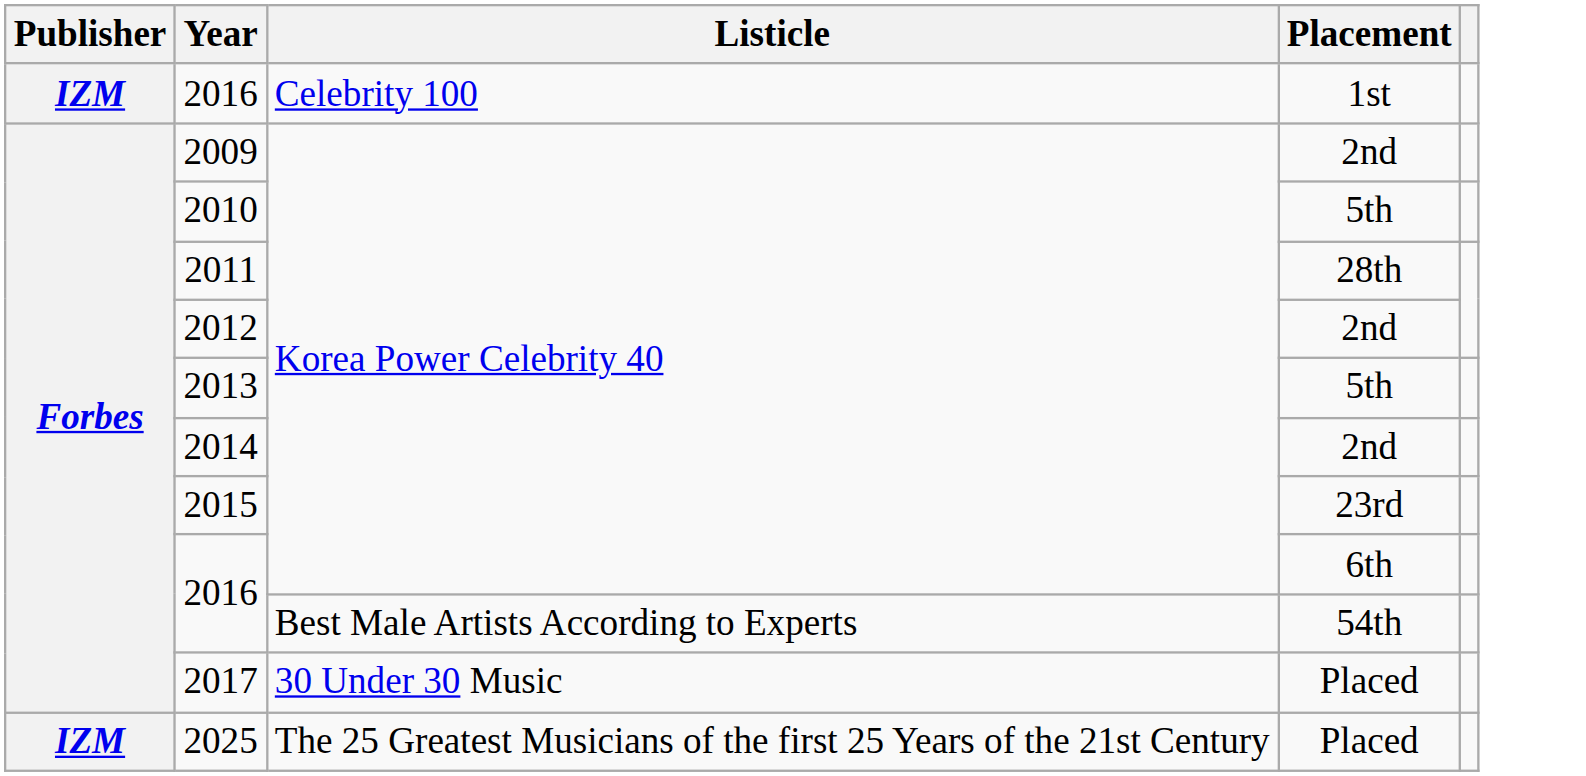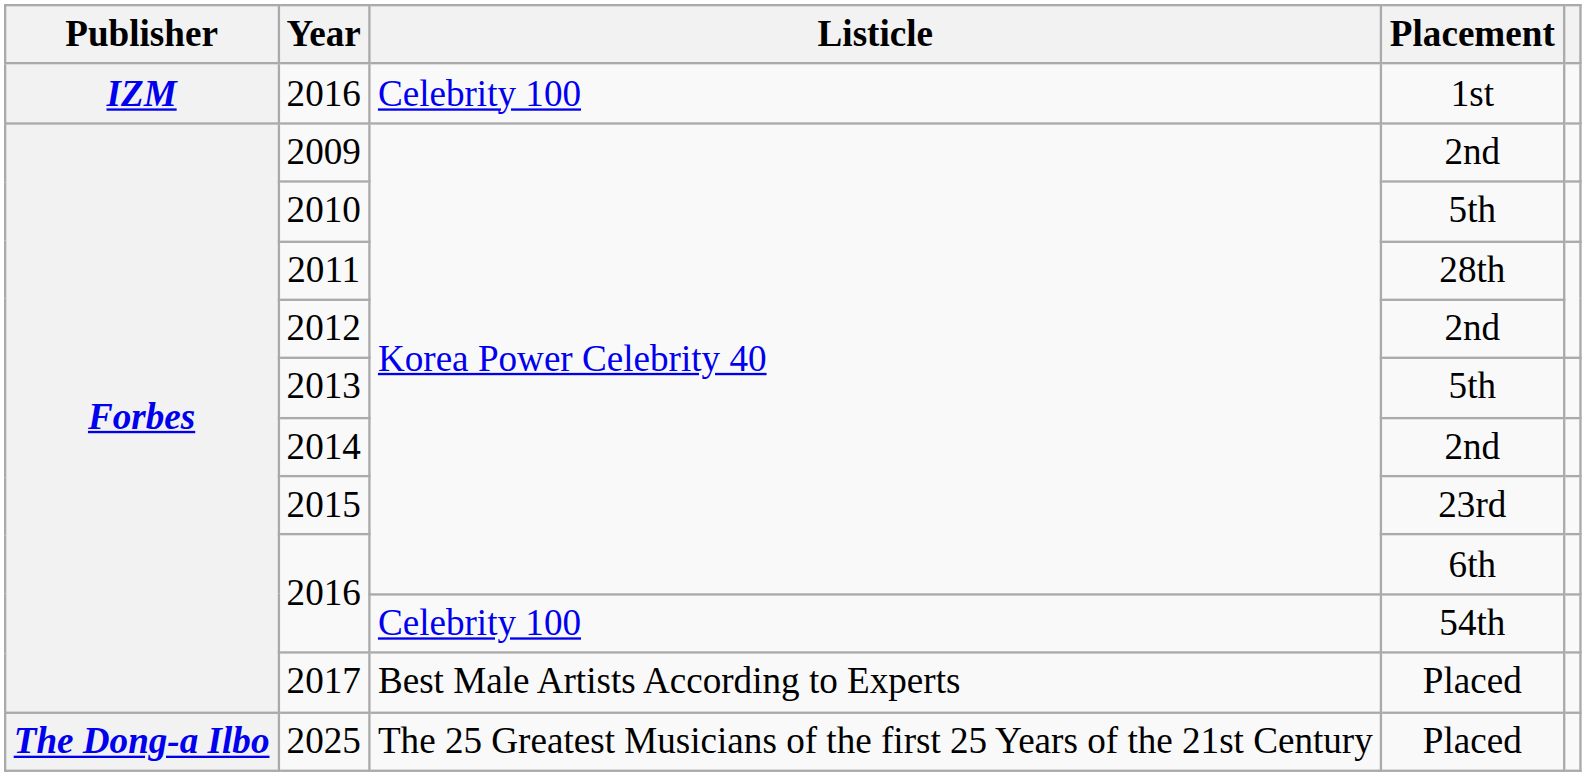(566, 622) Best Male Artists According to Experts -> (479, 622) Celebrity 100
(419, 681) 30 Under 30 Music -> (669, 681) Best Male Artists According to Experts
(90, 740) IZM -> (142, 740) The Dong-a Ilbo
